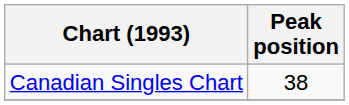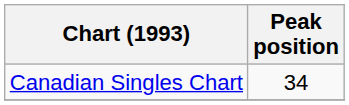(296, 81) 38 -> (296, 81) 34
